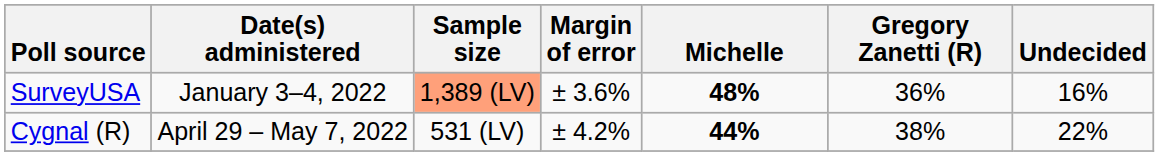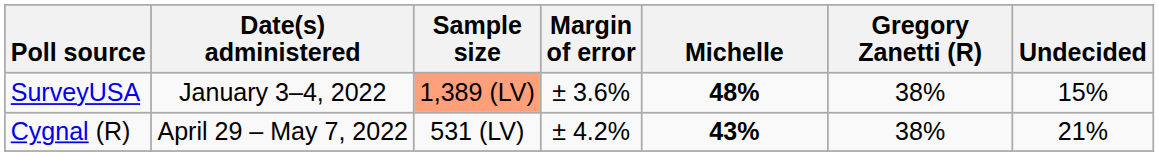(920, 92) 36% -> (920, 92) 38%
(1083, 92) 16% -> (1083, 92) 15%
(734, 132) 44% -> (734, 132) 43%
(1083, 132) 22% -> (1083, 132) 21%
